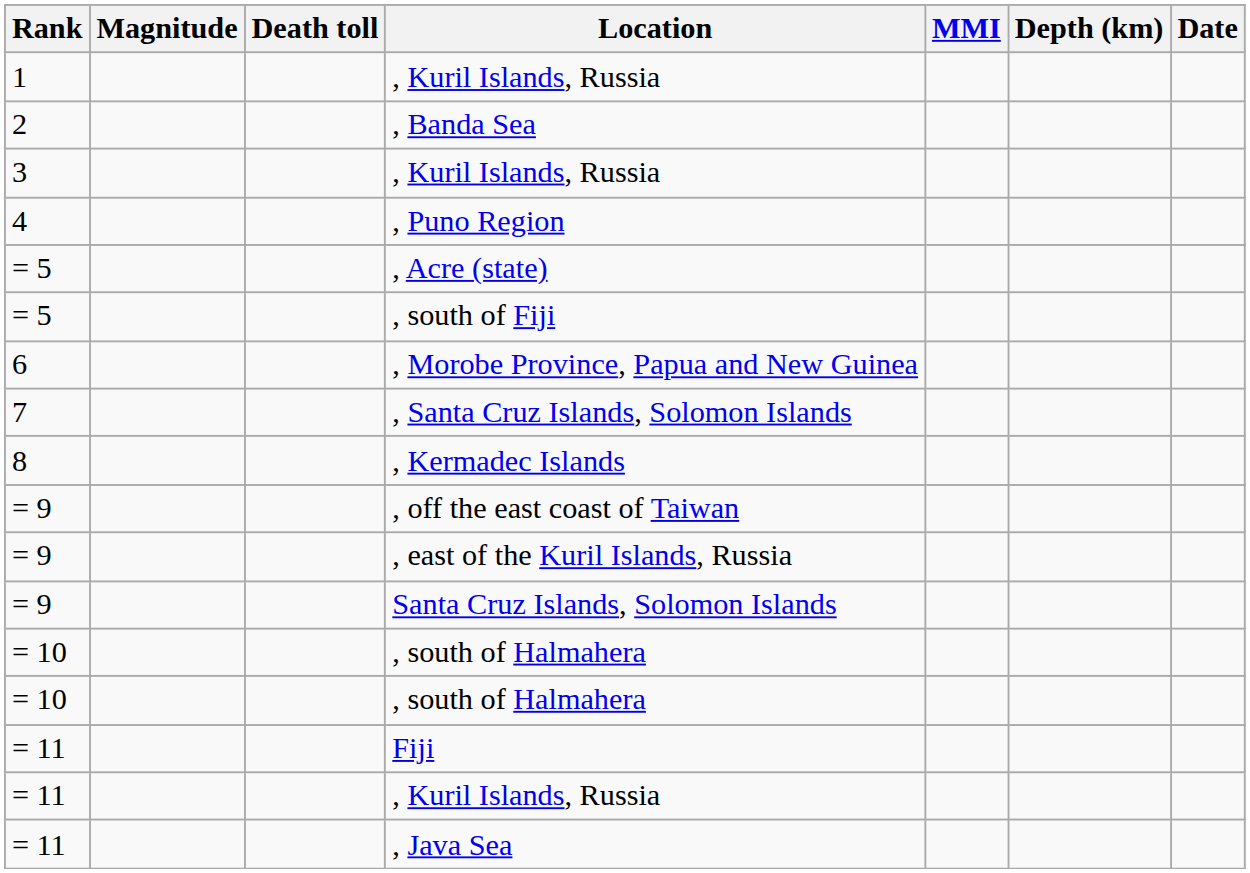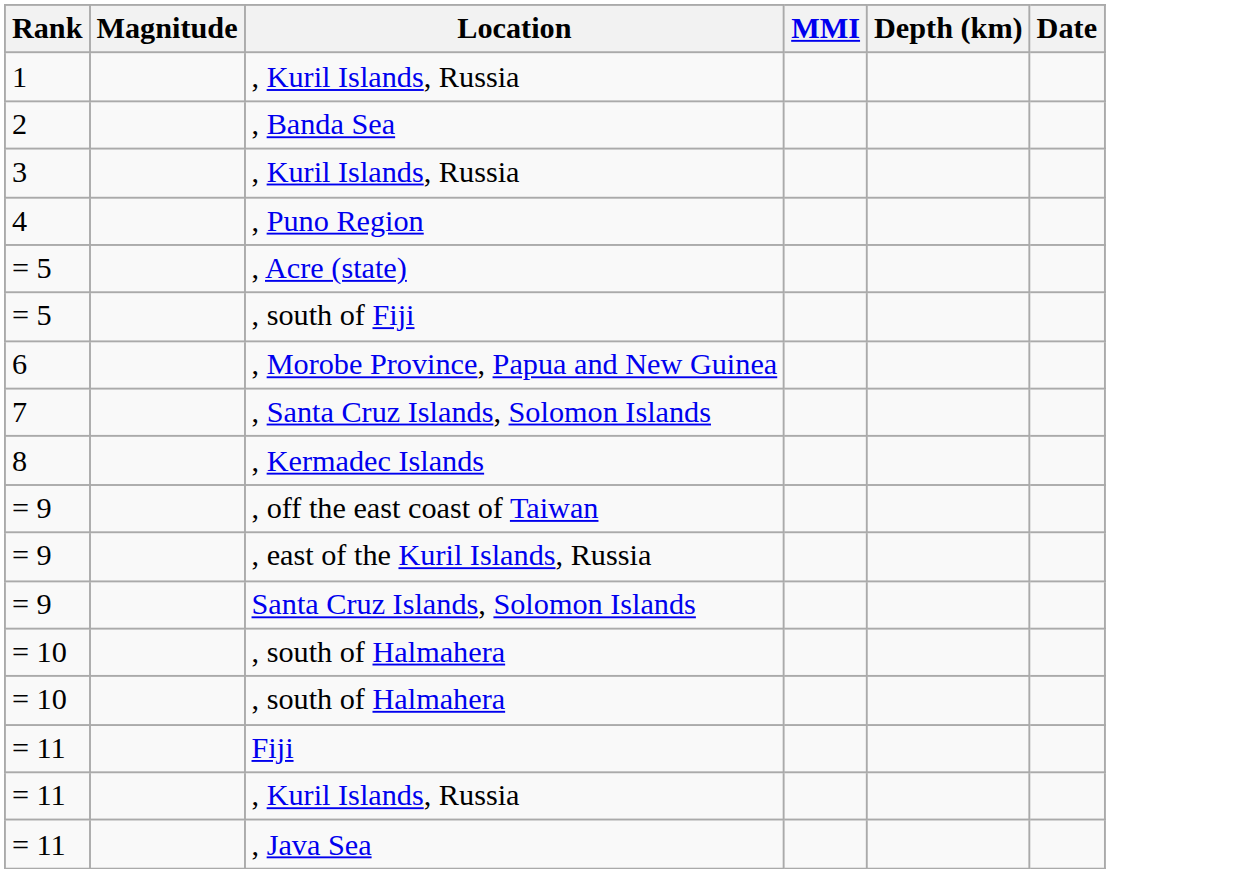- column: (315, 28)
